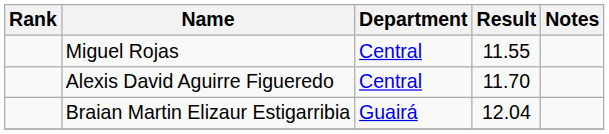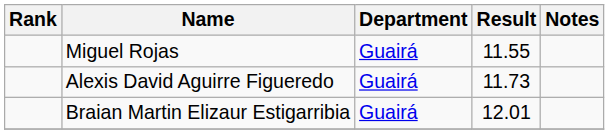(391, 50) Central -> (388, 50) Guairá
(391, 81) Central -> (388, 81) Guairá
(506, 81) 11.70 -> (506, 81) 11.73
(506, 112) 12.04 -> (506, 112) 12.01
